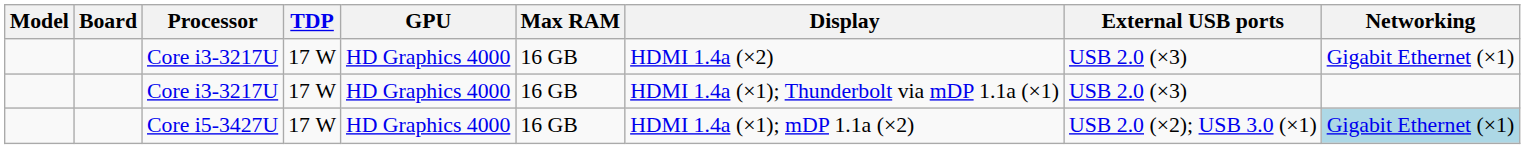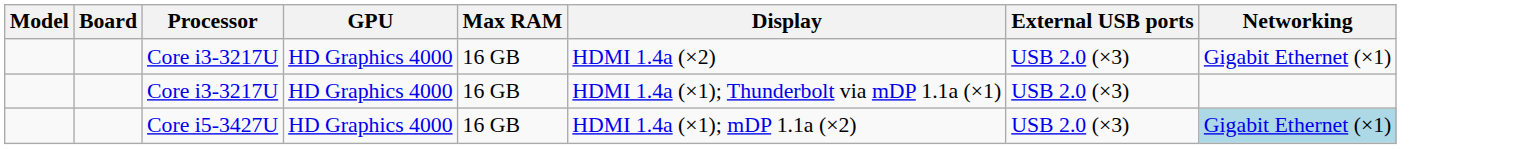- column: (312, 21)
(1193, 125) USB 2.0 (×2); USB 3.0 (×1) -> (1070, 125) USB 2.0 (×3)
